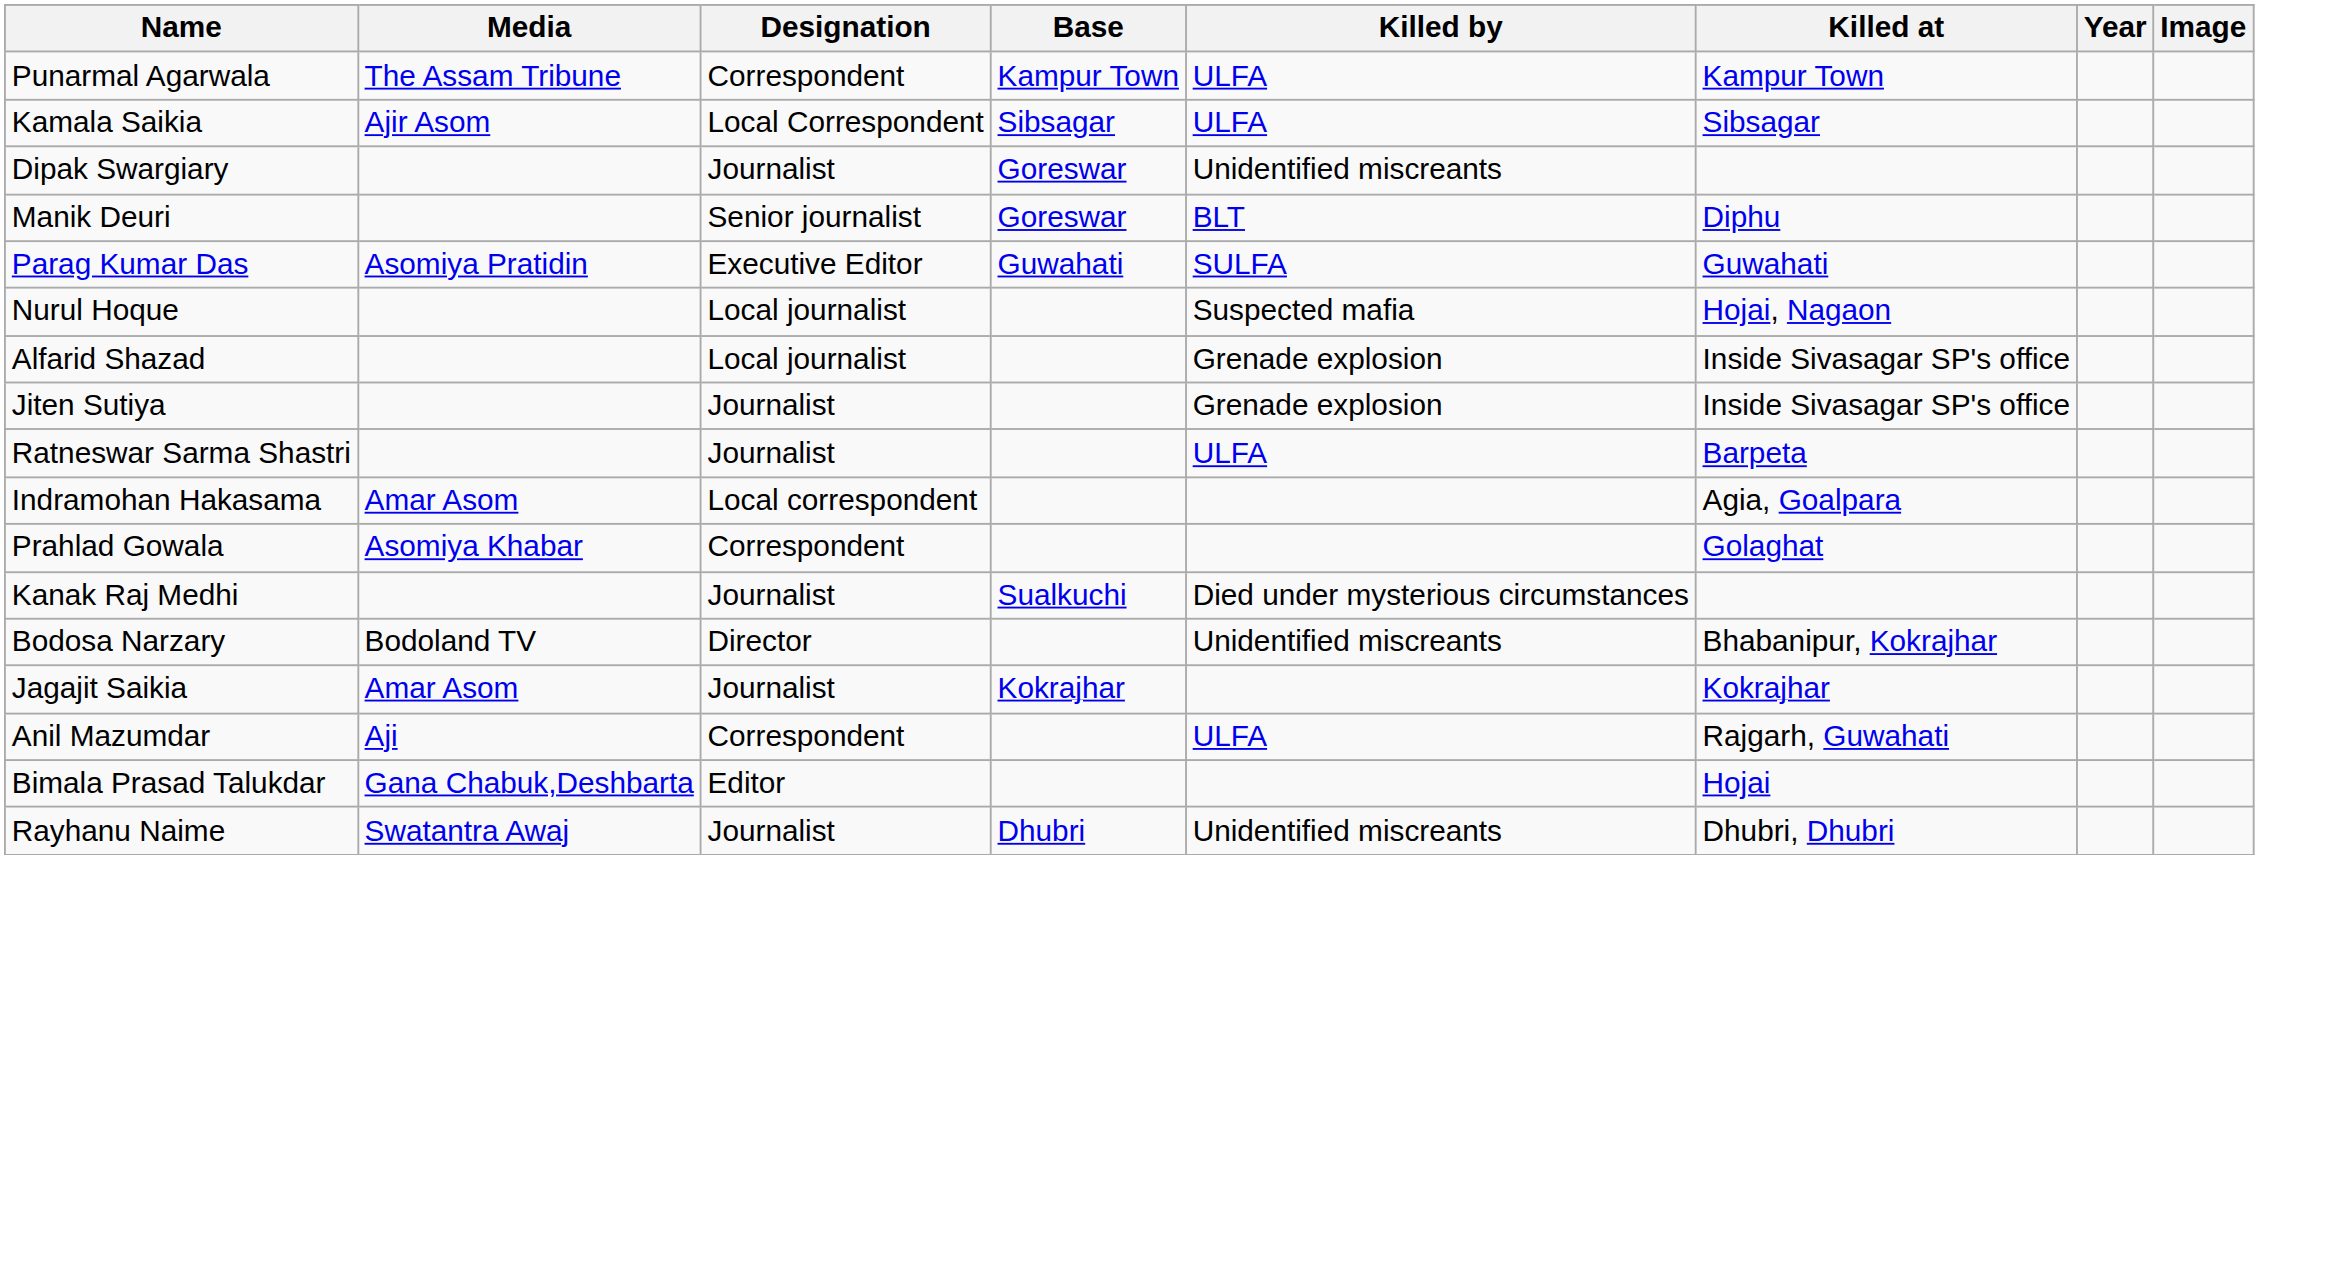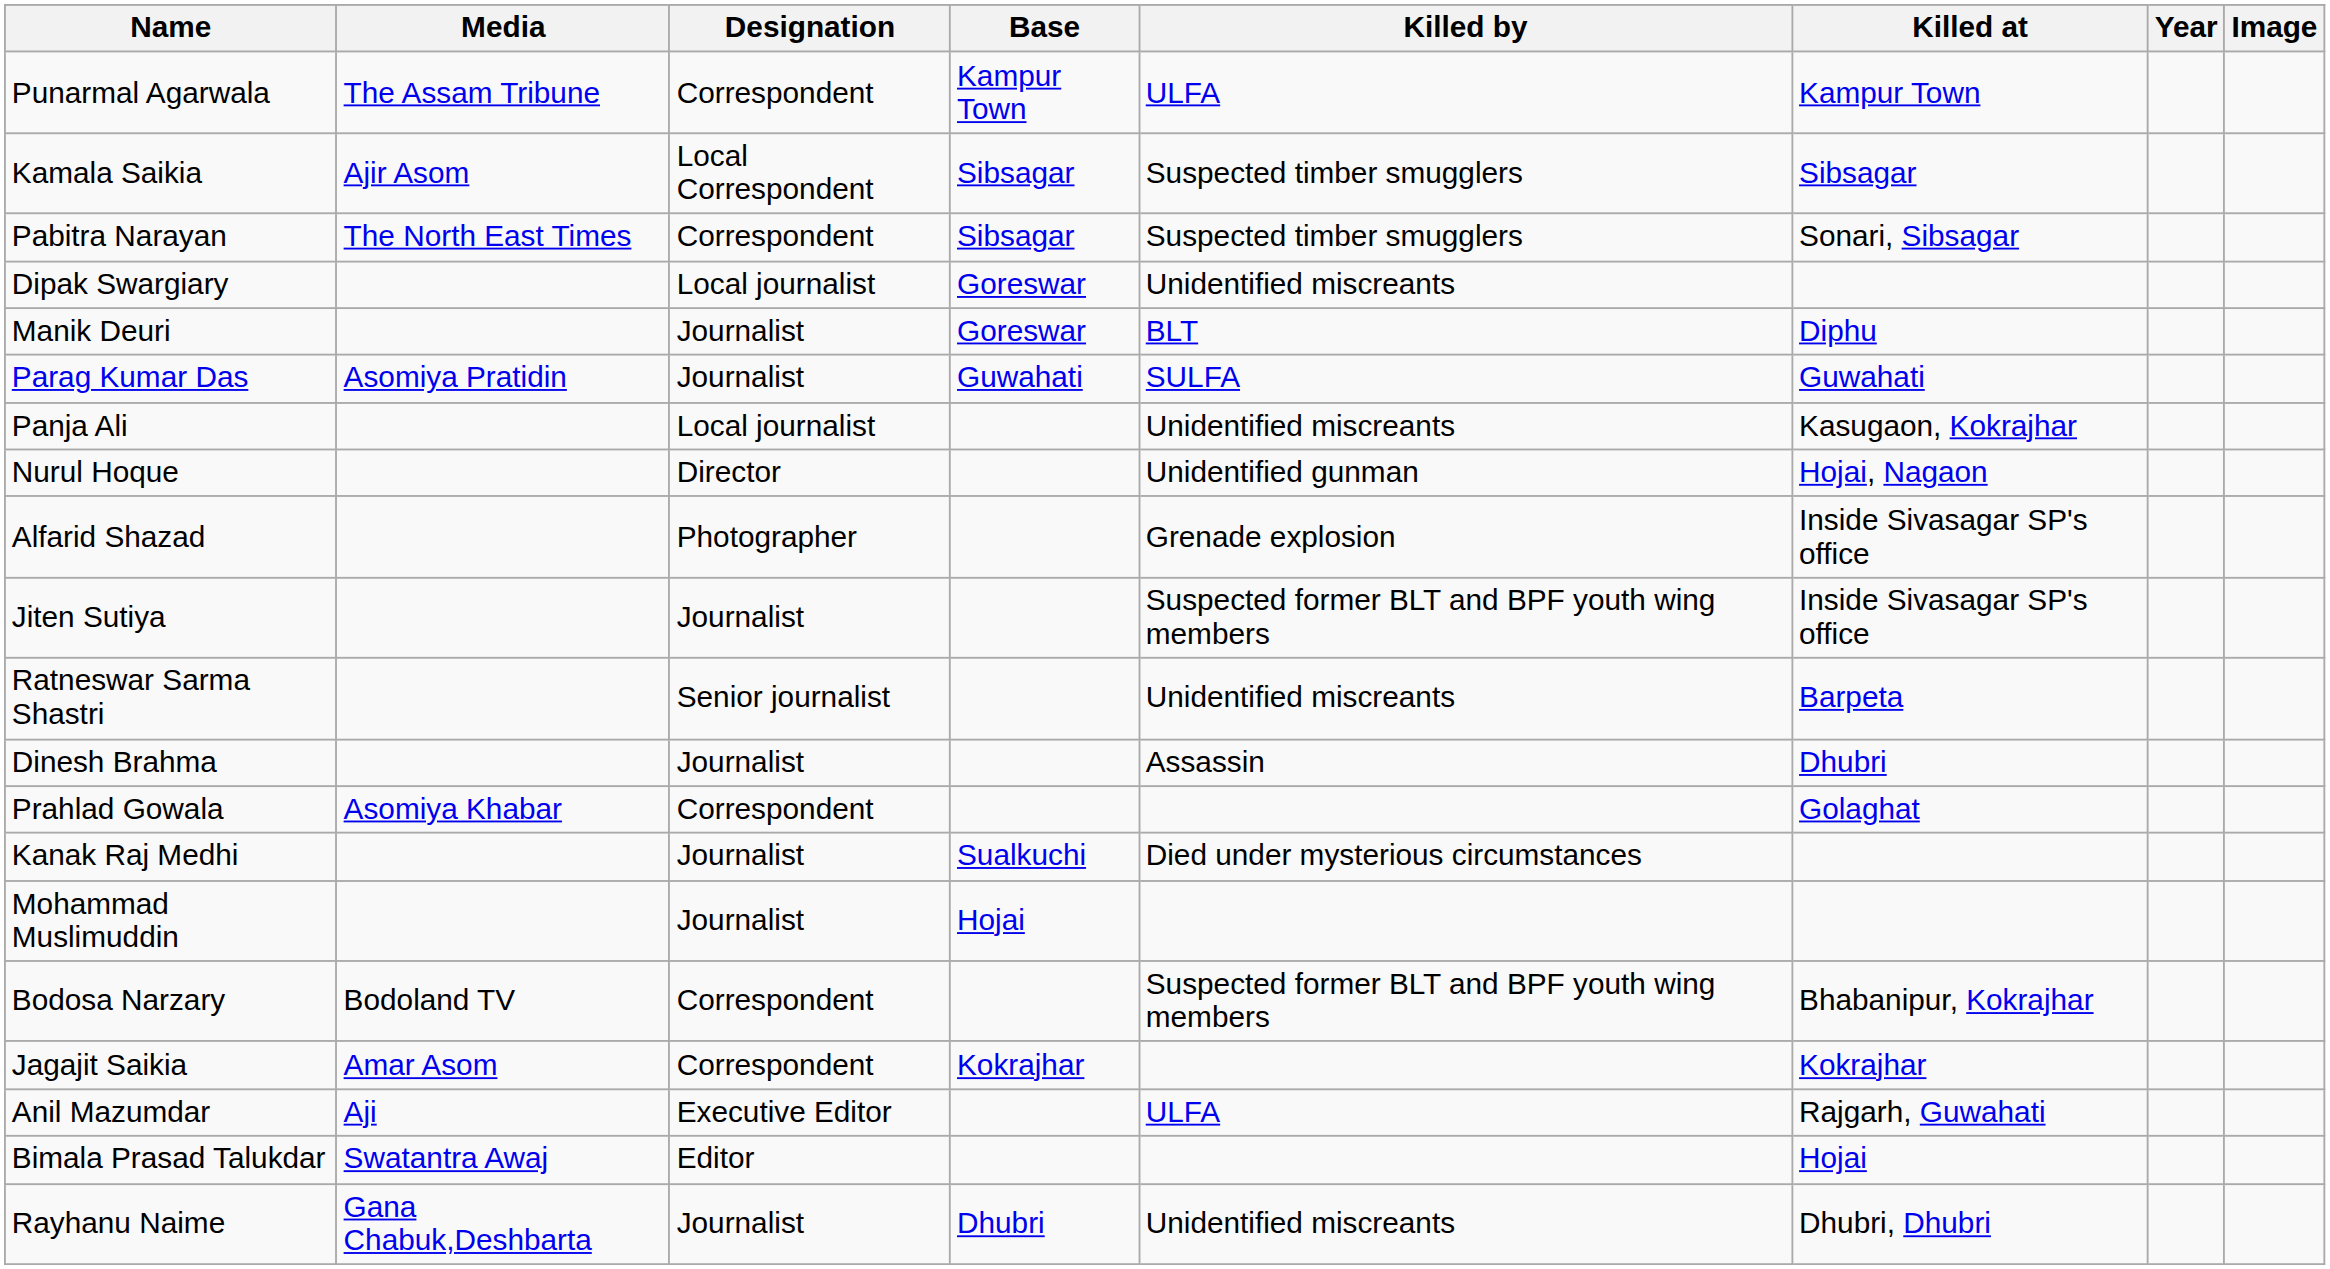(1230, 122) ULFA -> (1334, 172) Suspected timber smugglers
+ row: (119, 236)
(771, 169) Journalist -> (776, 283) Local journalist
(814, 216) Senior journalist -> (740, 331) Journalist
(815, 264) Executive Editor -> (740, 378) Journalist
+ row: (70, 425)
(807, 311) Local journalist -> (729, 472) Director
(1304, 311) Suspected mafia -> (1282, 472) Unidentified gunman
(807, 358) Local journalist -> (767, 536) Photographer
(1318, 405) Grenade explosion -> (1431, 617) Suspected former BLT and BPF youth wing members
(771, 452) Journalist -> (783, 697) Senior journalist
(1230, 452) ULFA -> (1300, 697) Unidentified miscreants
+ row: (114, 761)
- row: (166, 500)
+ row: (95, 920)
(760, 641) Director -> (775, 1000) Correspondent
(1347, 641) Unidentified miscreants -> (1431, 1000) Suspected former BLT and BPF youth wing members
(771, 688) Journalist -> (775, 1064) Correspondent
(806, 736) Correspondent -> (784, 1112) Executive Editor
(529, 783) Gana Chabuk,Deshbarta -> (446, 1159) Swatantra Awaj
(467, 830) Swatantra Awaj -> (468, 1223) Gana Chabuk,Deshbarta
